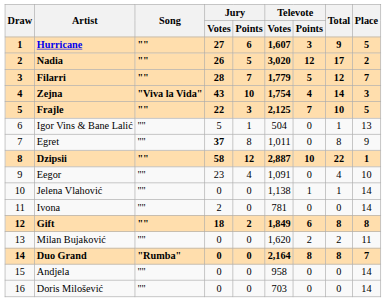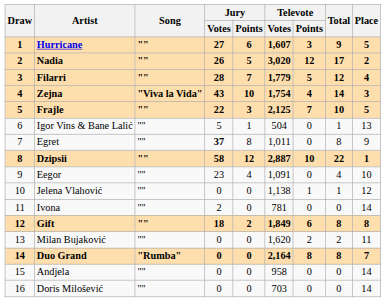(366, 77) 7 -> (366, 77) 4
(366, 191) 14 -> (366, 191) 12
